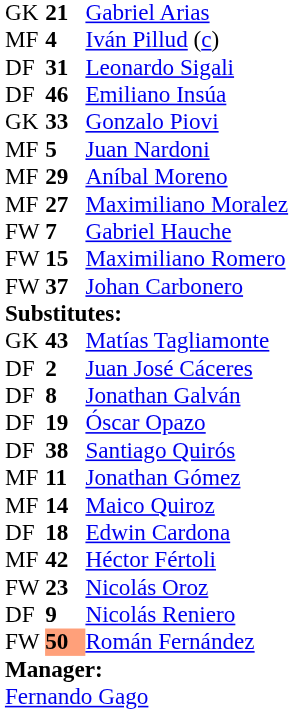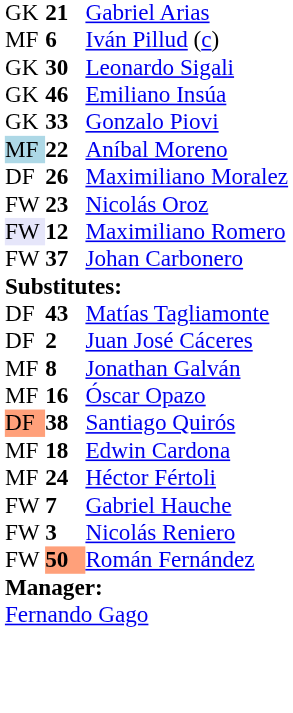(51, 39) 4 -> (51, 39) 6
(20, 67) DF -> (22, 67) GK
(57, 67) 31 -> (57, 67) 30
(20, 94) DF -> (22, 94) GK
- row: (148, 149)
(22, 176) no background -> (22, 149) lightblue background
(57, 176) 29 -> (57, 149) 22
(22, 203) MF -> (20, 176) DF
(57, 203) 27 -> (57, 176) 26
rows swapped: (147, 587) <-> (158, 231)
(22, 258) no background -> (22, 231) lavender background
(57, 258) 15 -> (57, 231) 12
(22, 340) GK -> (20, 313) DF
(20, 395) DF -> (22, 368) MF
(20, 422) DF -> (22, 395) MF
(57, 422) 19 -> (57, 395) 16
(20, 450) no background -> (20, 422) lightsalmon background
- row: (163, 477)
- row: (150, 505)
(20, 532) DF -> (22, 450) MF
(57, 559) 42 -> (57, 477) 24
(20, 614) DF -> (22, 532) FW
(51, 614) 9 -> (51, 532) 3
